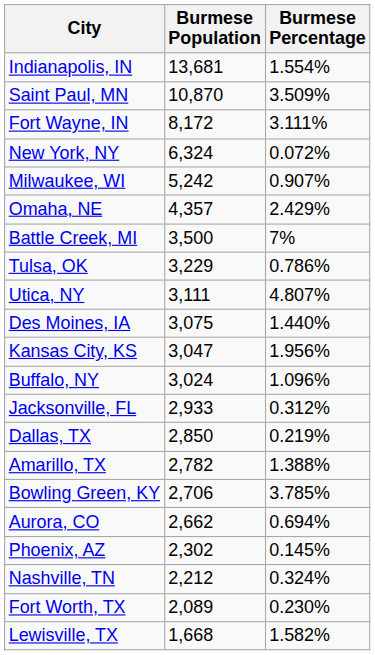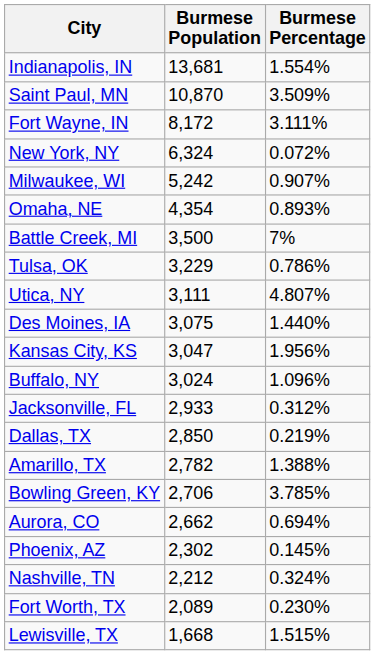(191, 209) 4,357 -> (191, 209) 4,354
(300, 209) 2.429% -> (300, 209) 0.893%
(300, 635) 1.582% -> (300, 635) 1.515%
